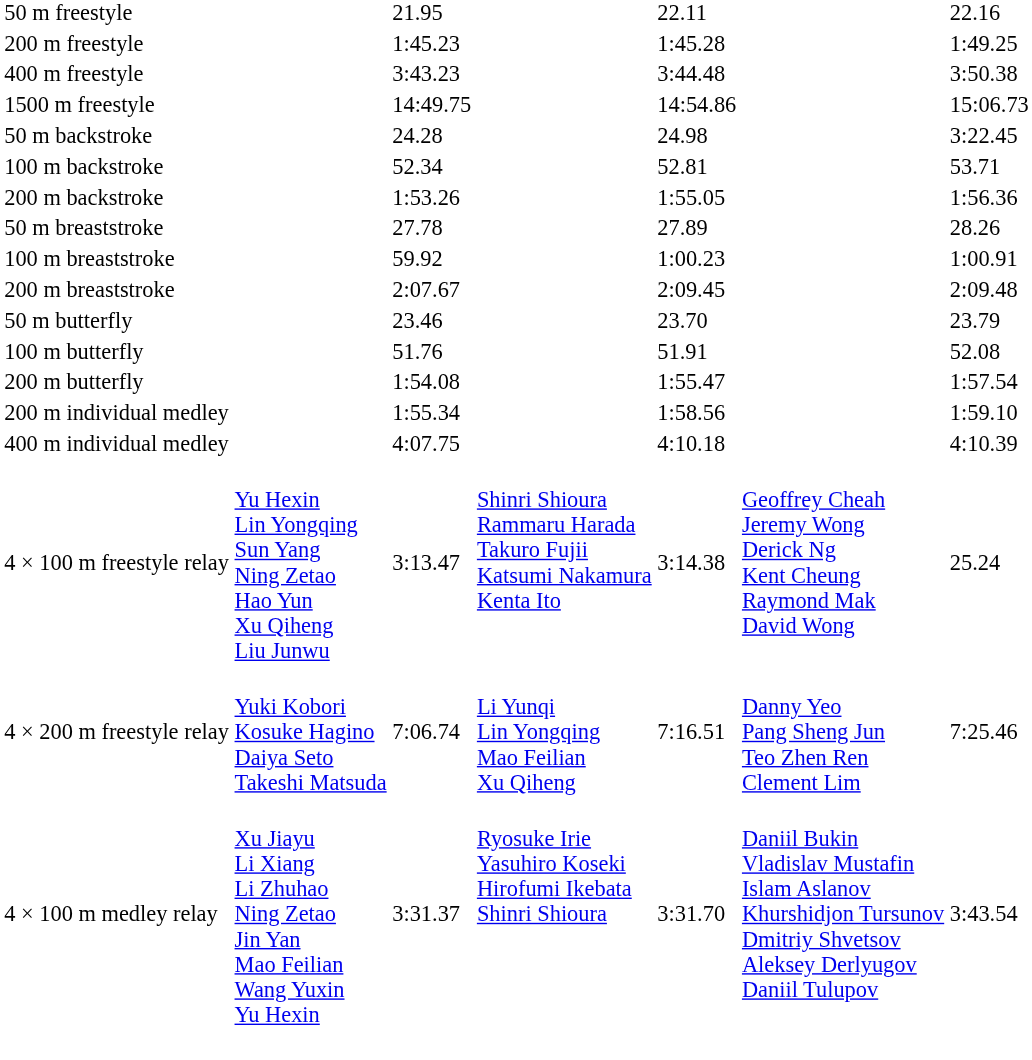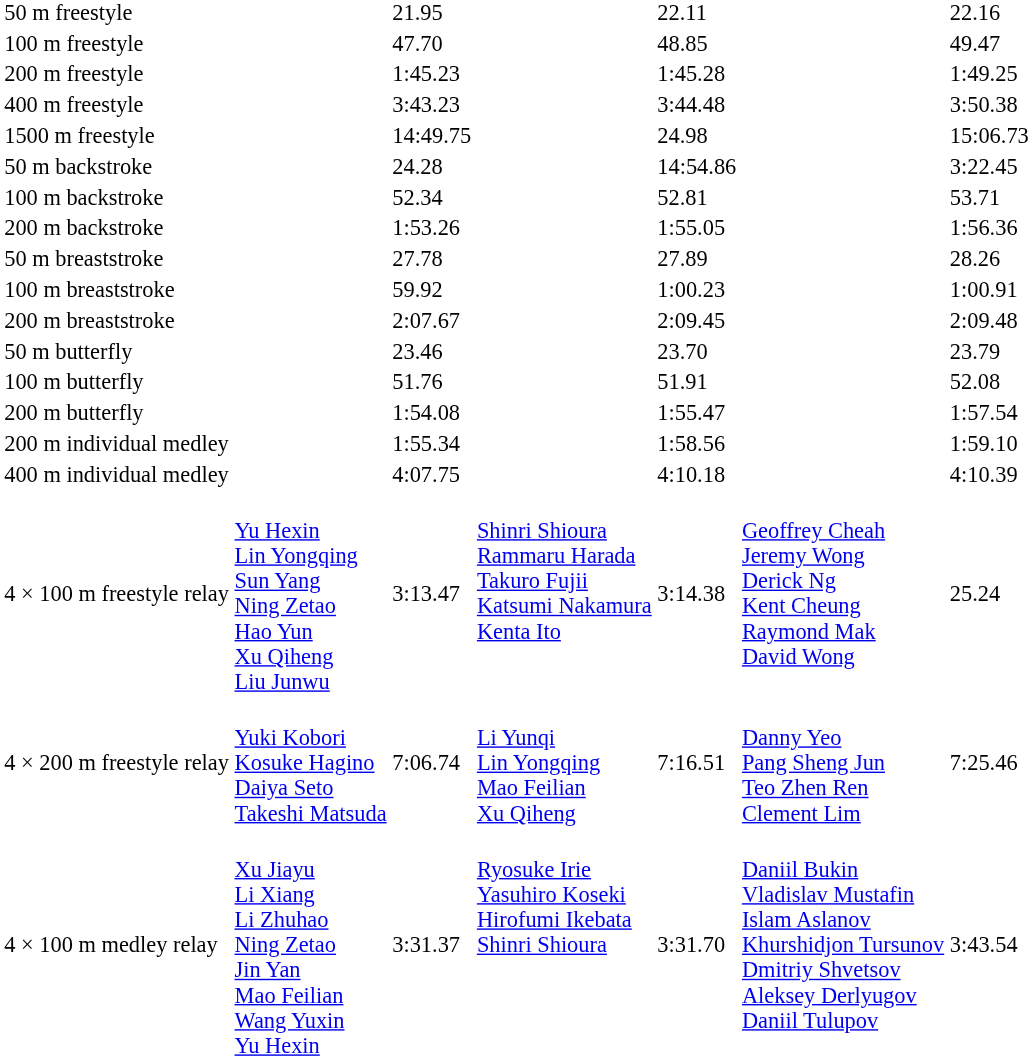+ row: (74, 43)
(697, 104) 14:54.86 -> (682, 135) 24.98
(682, 135) 24.98 -> (697, 166) 14:54.86
